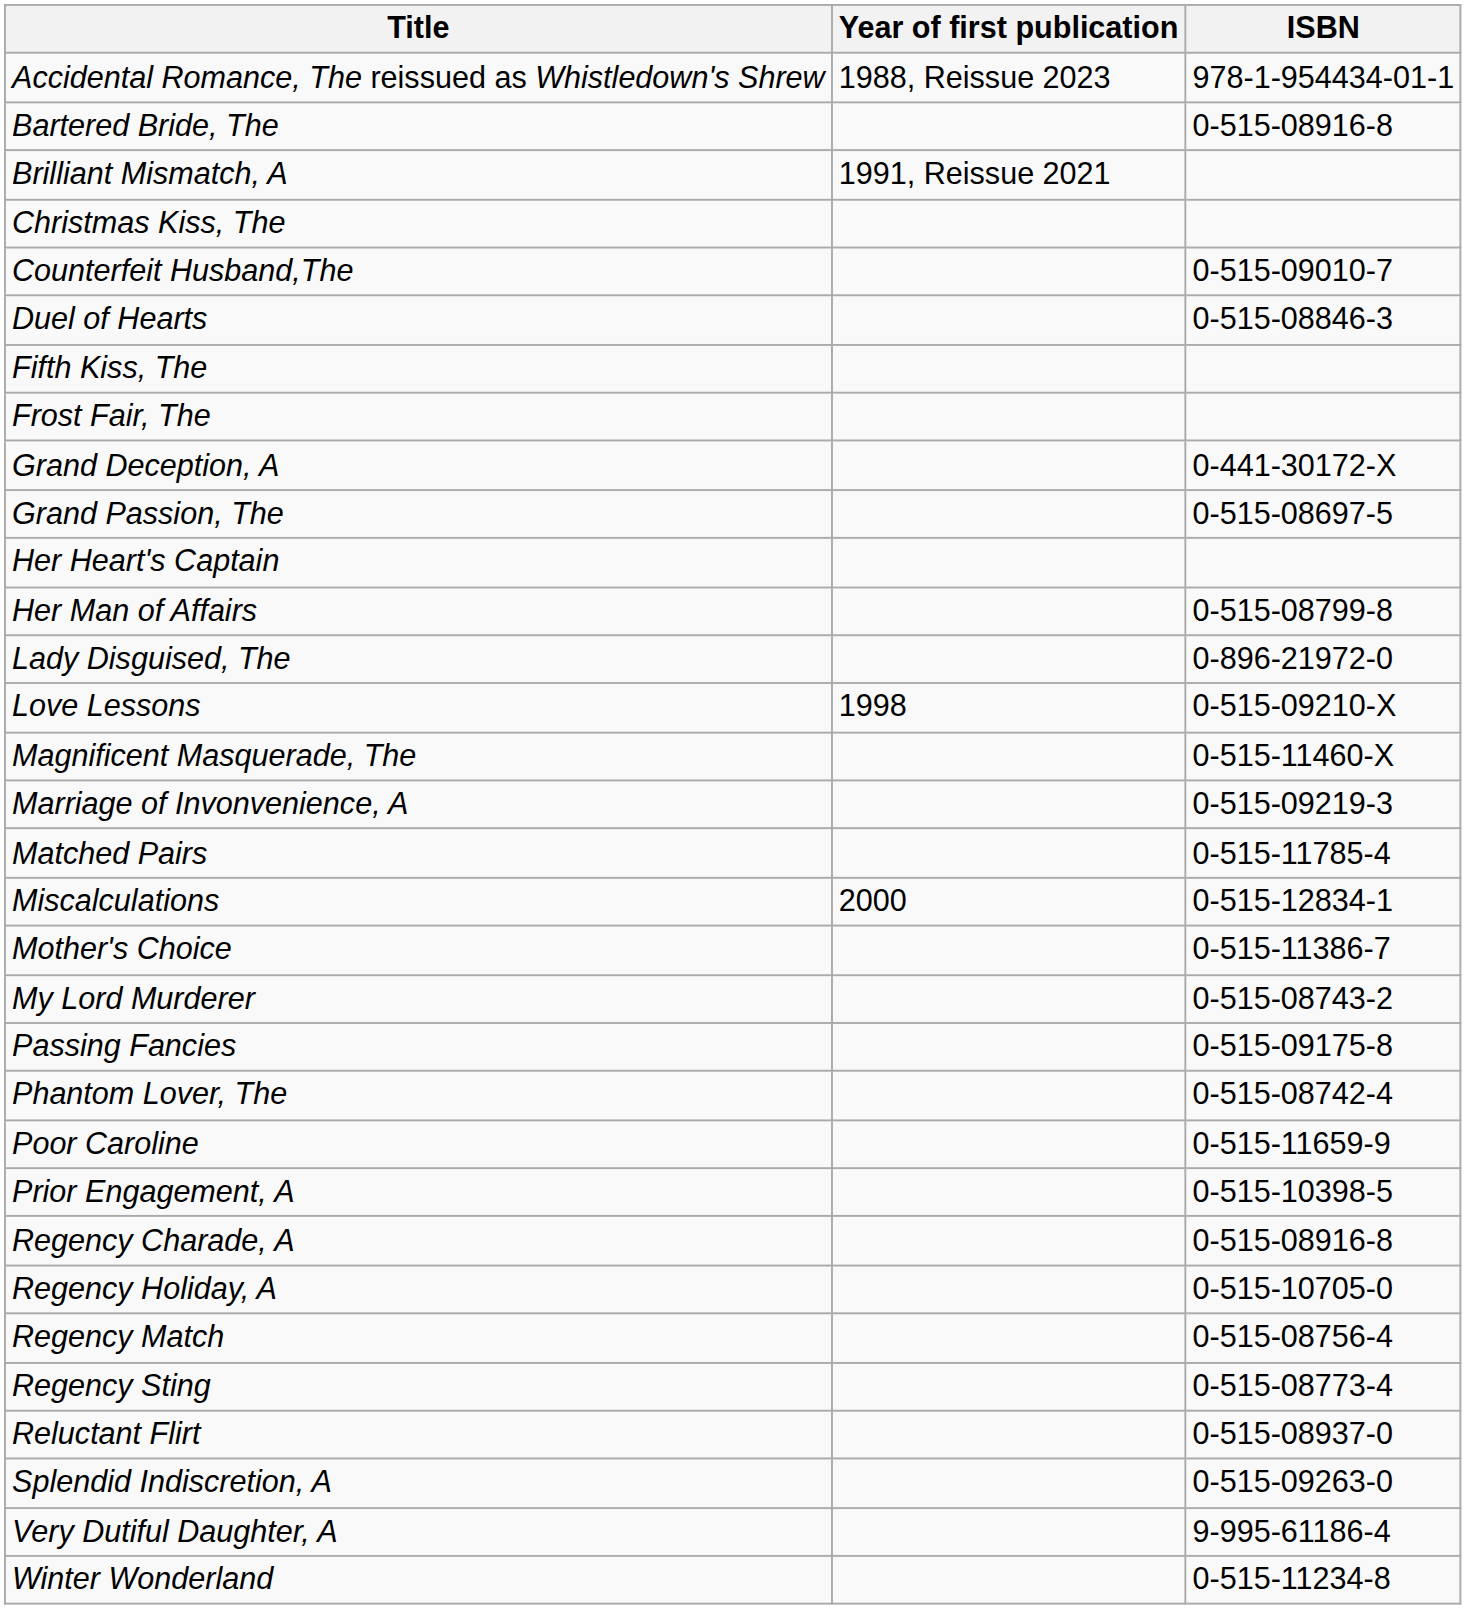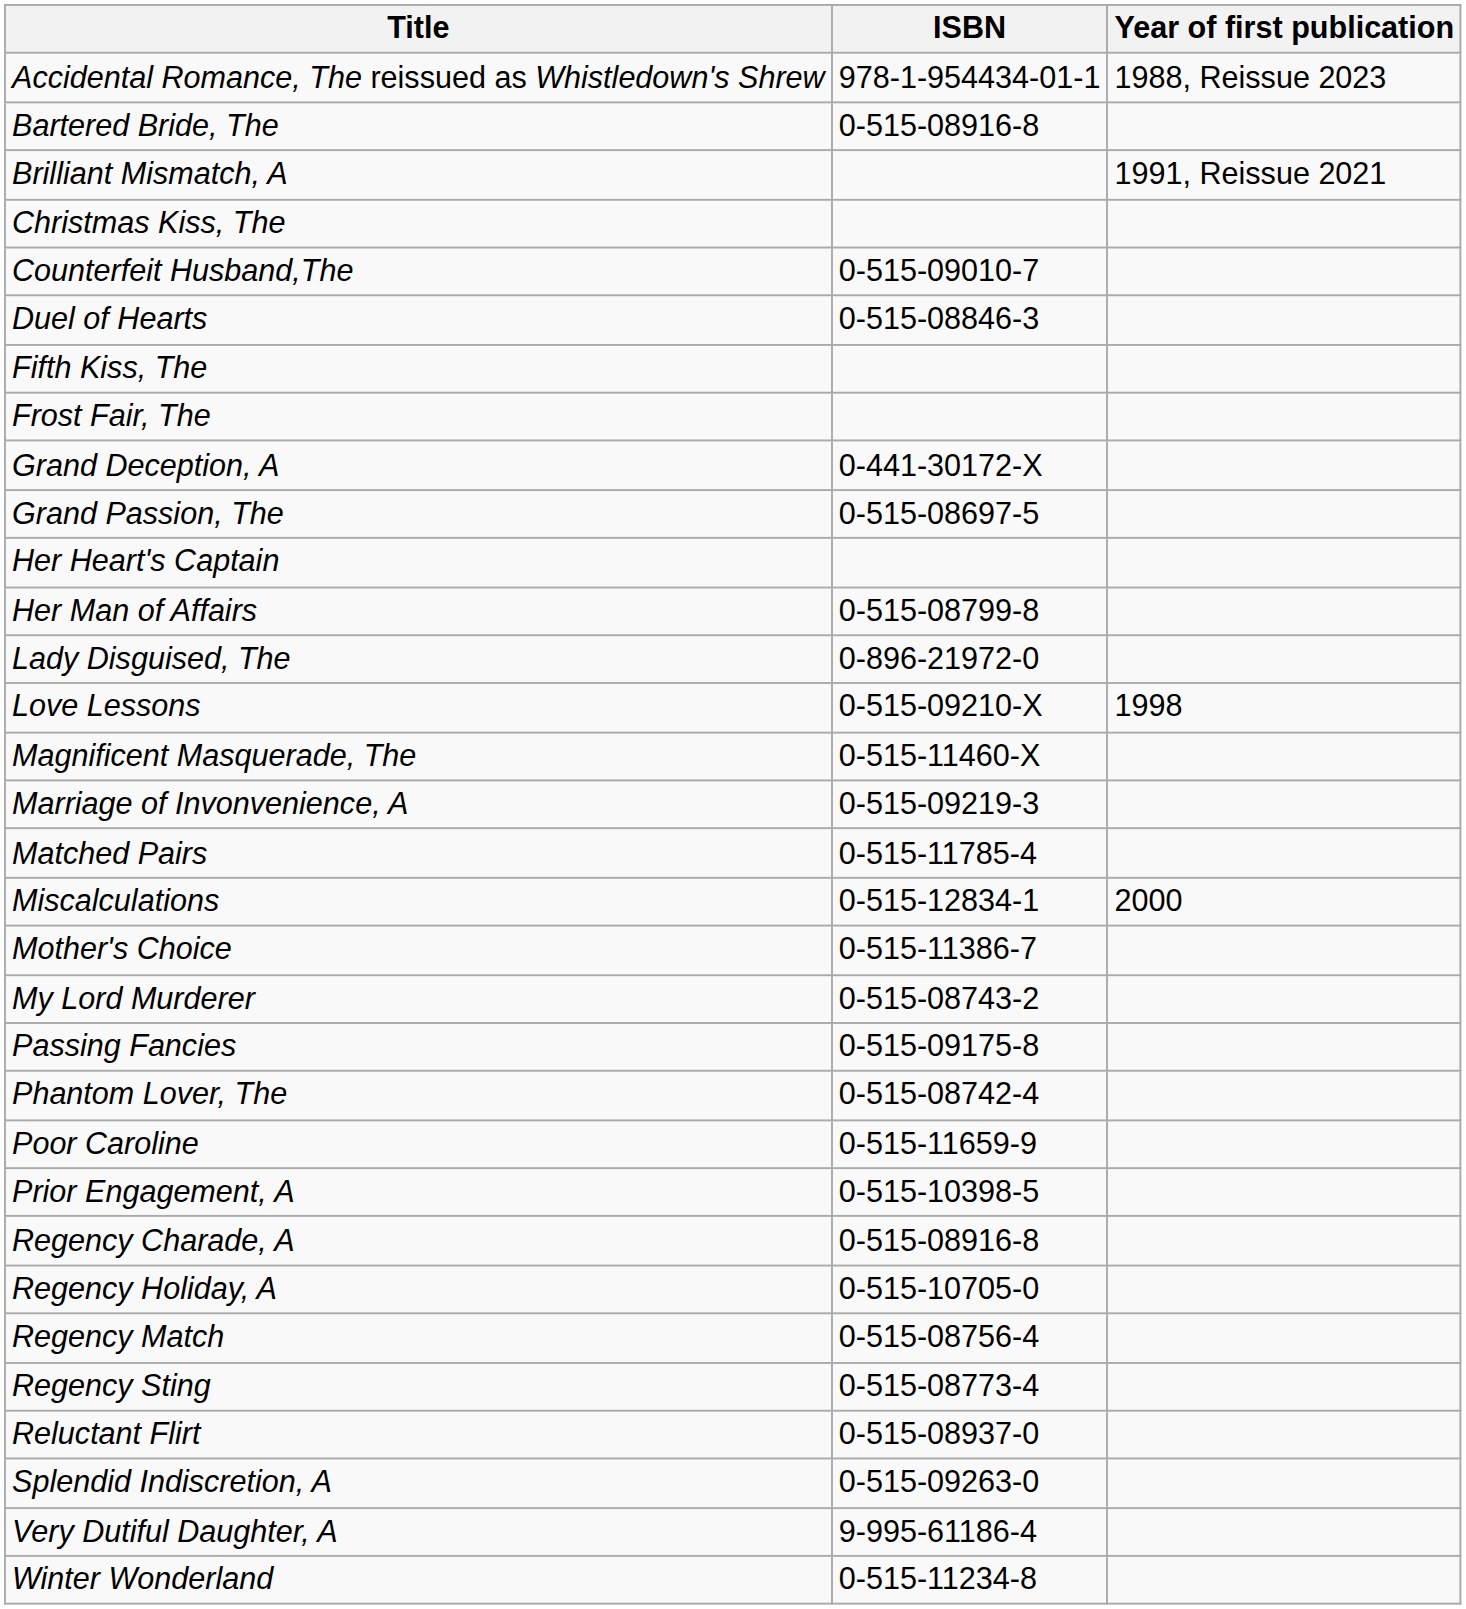columns swapped: (1009, 28) <-> (1323, 28)
